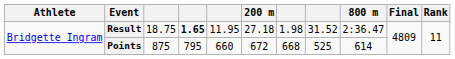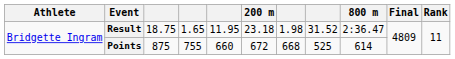(193, 29) bold -> (193, 29) normal
(259, 29) 27.18 -> (259, 29) 23.18
(193, 46) 795 -> (193, 46) 755
